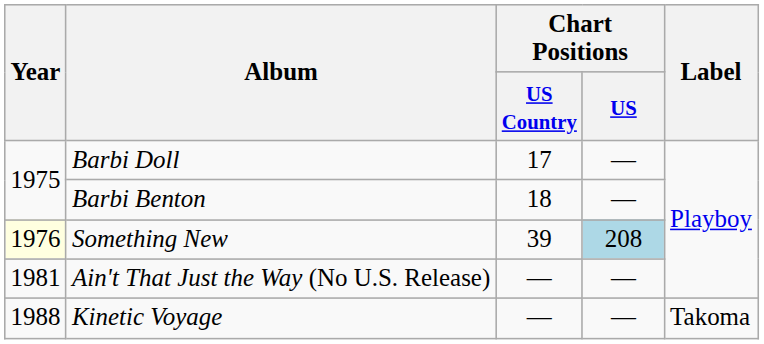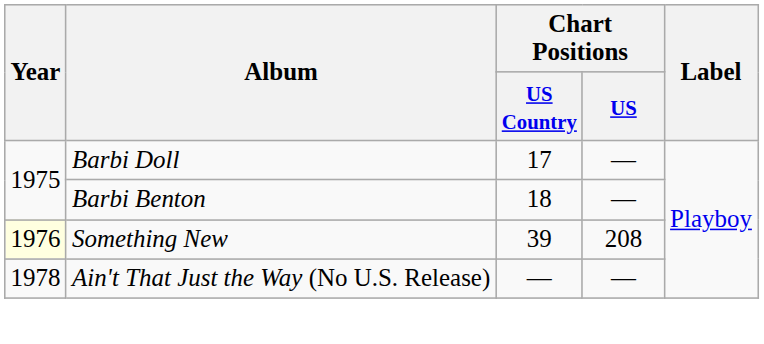(623, 238) lightblue background -> (623, 238) no background
(35, 278) 1981 -> (35, 278) 1978
- row: (147, 317)
